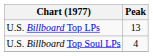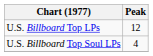(136, 28) 13 -> (136, 28) 12
